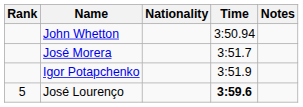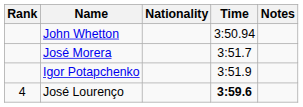(22, 92) 5 -> (22, 92) 4
